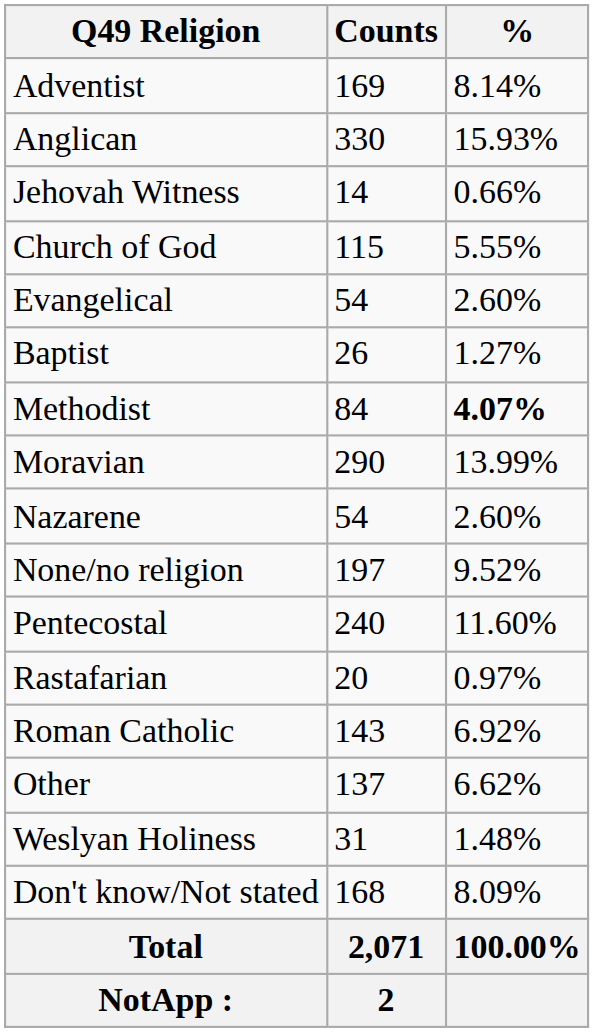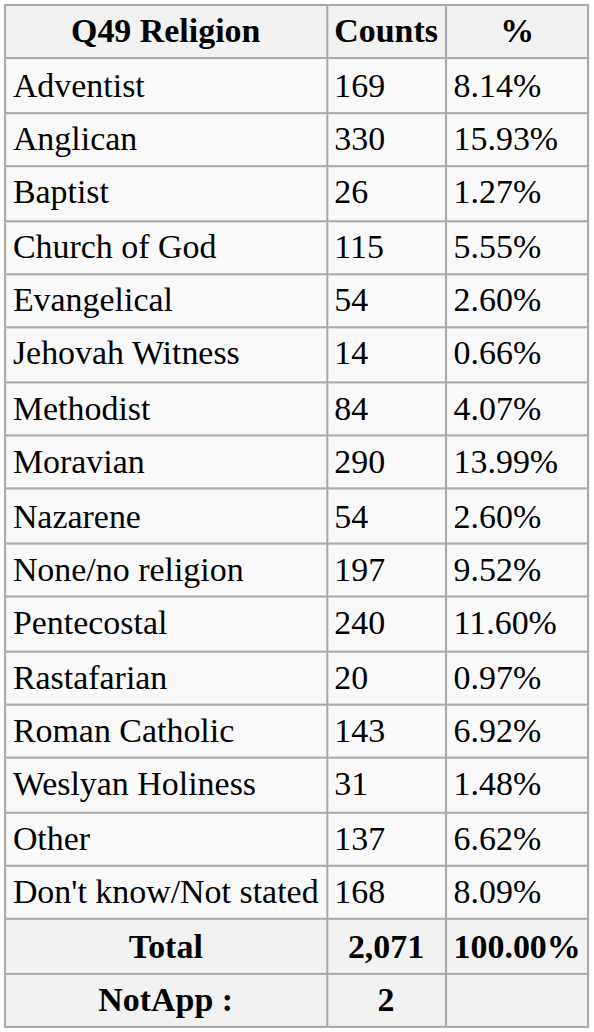rows swapped: (61, 354) <-> (126, 192)
(500, 407) bold -> (497, 407) normal
rows swapped: (134, 838) <-> (52, 784)
